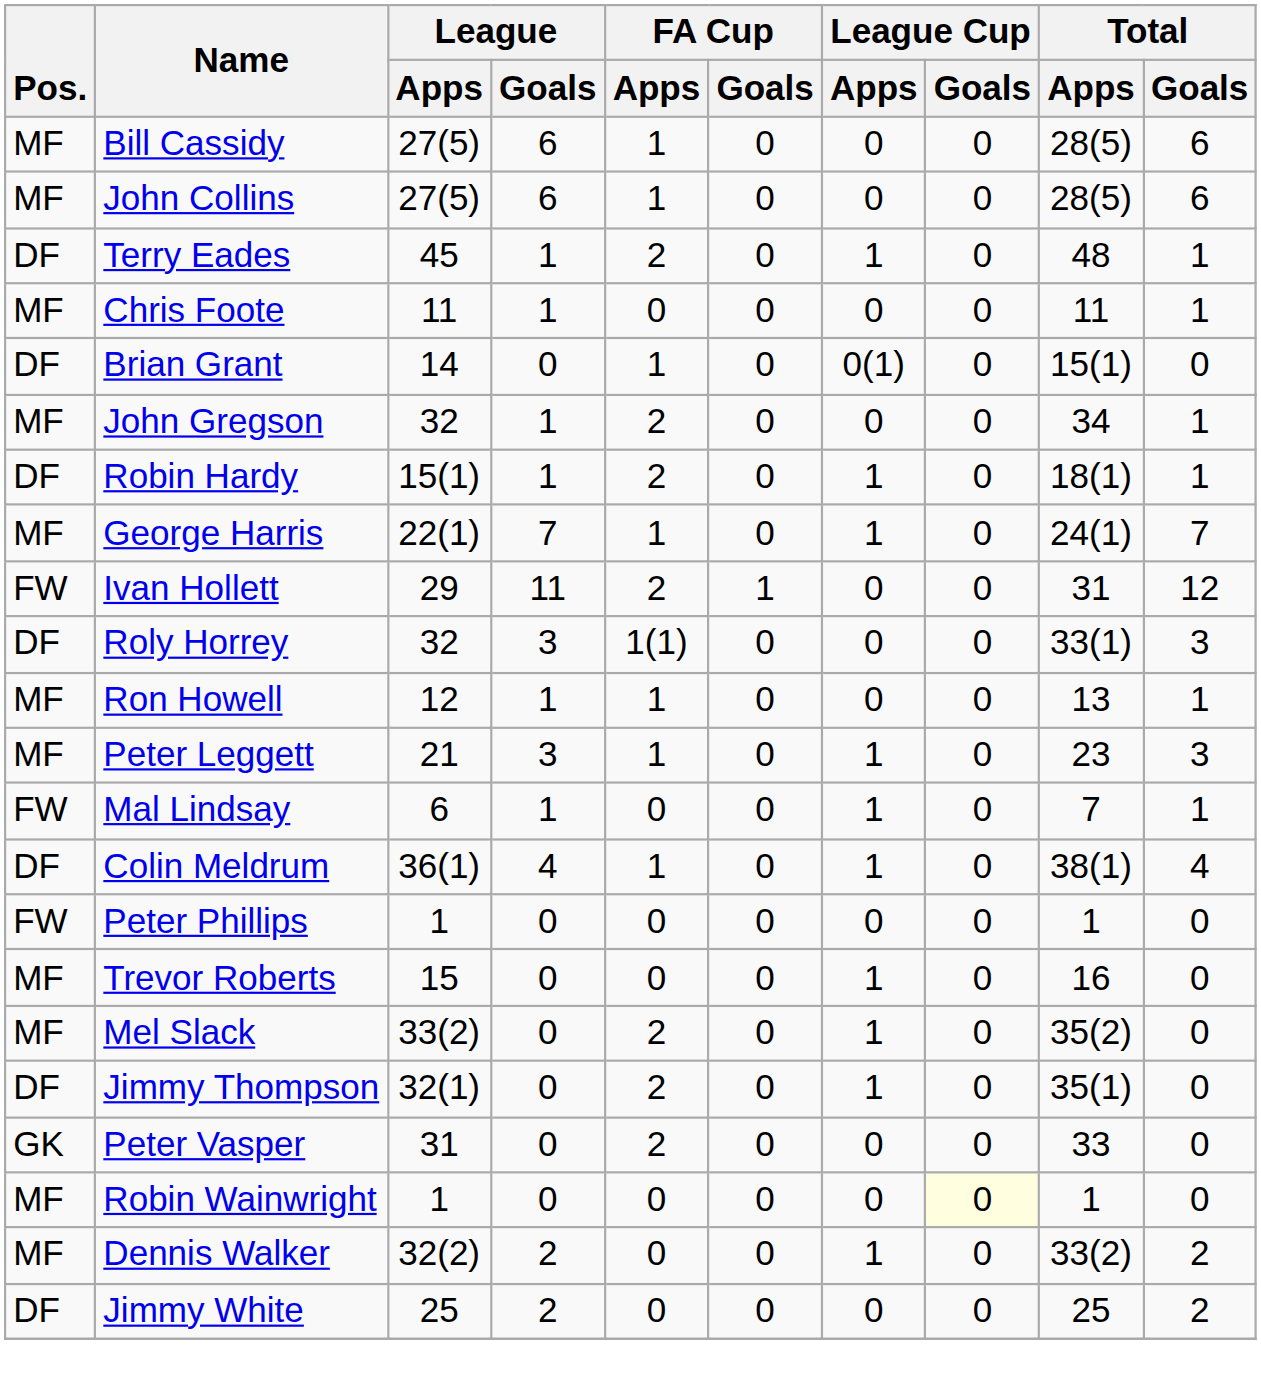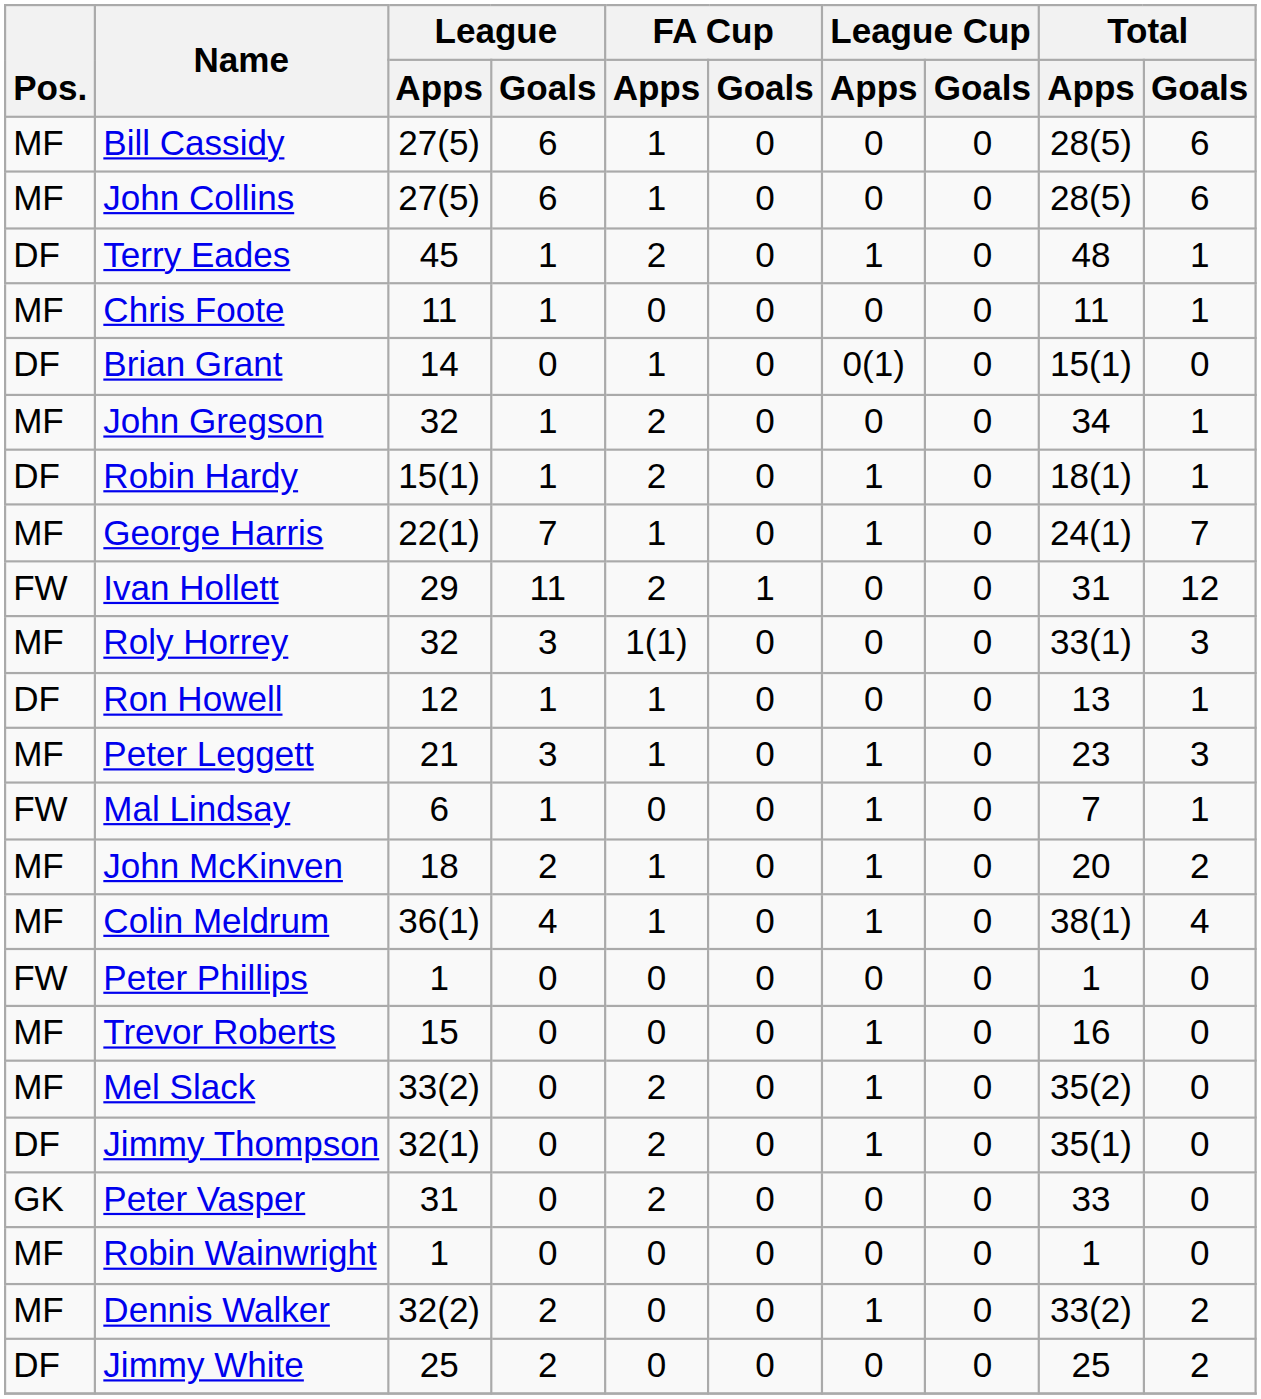(37, 643) DF -> (38, 643) MF
(38, 699) MF -> (37, 699) DF
+ row: (223, 865)
(37, 865) DF -> (38, 921) MF
(982, 1199) lightyellow background -> (982, 1254) no background
